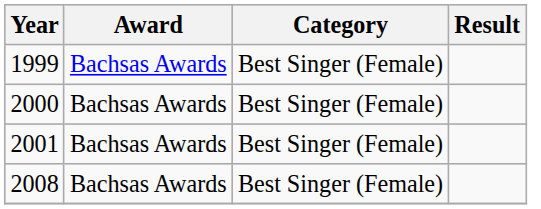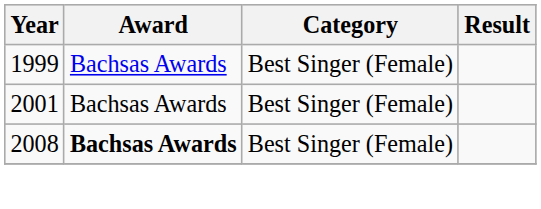- row: (35, 104)
(148, 184) normal -> (153, 144) bold
